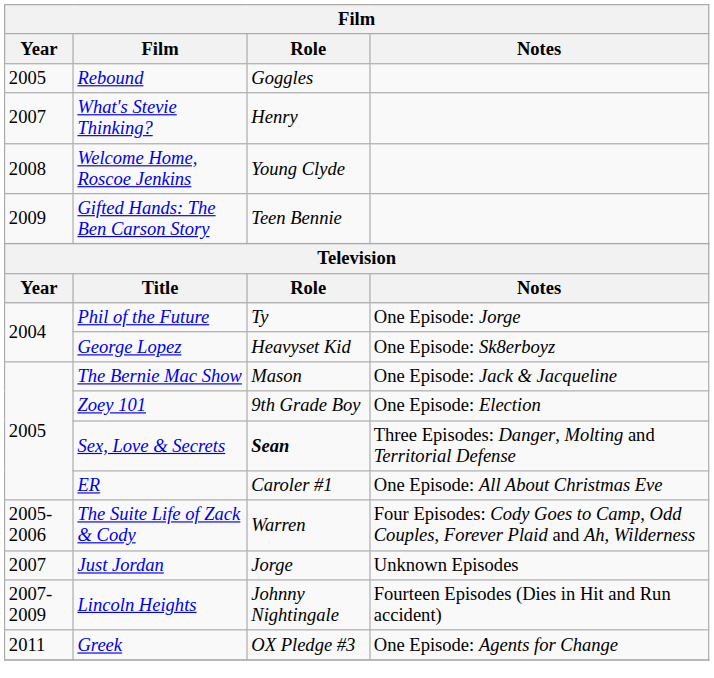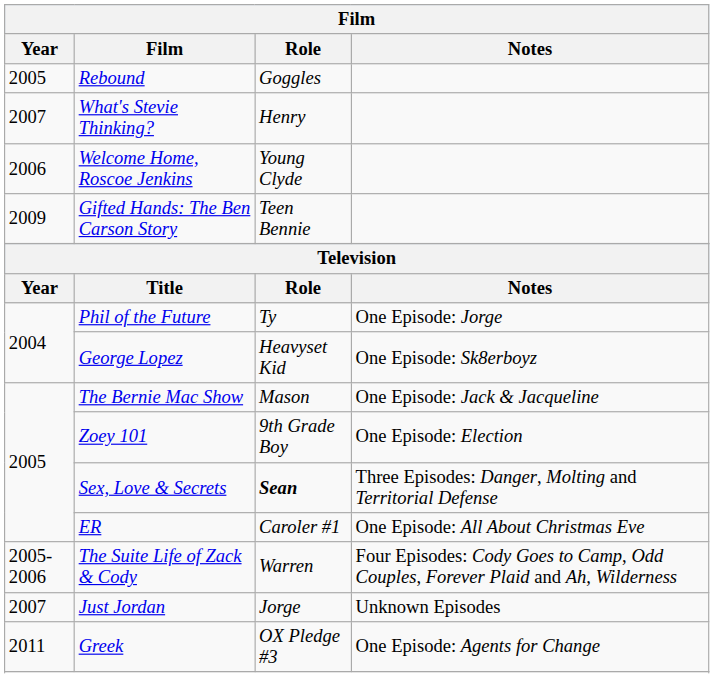(27, 168) 2008 -> (27, 168) 2006
- row: (137, 605)
